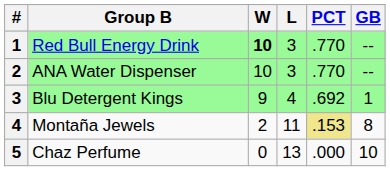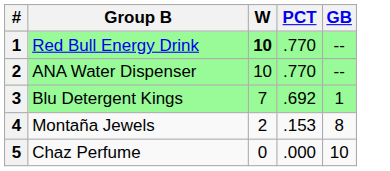- column: (292, 17)
(263, 98) 9 -> (263, 98) 7
(329, 125) khaki background -> (300, 125) no background
